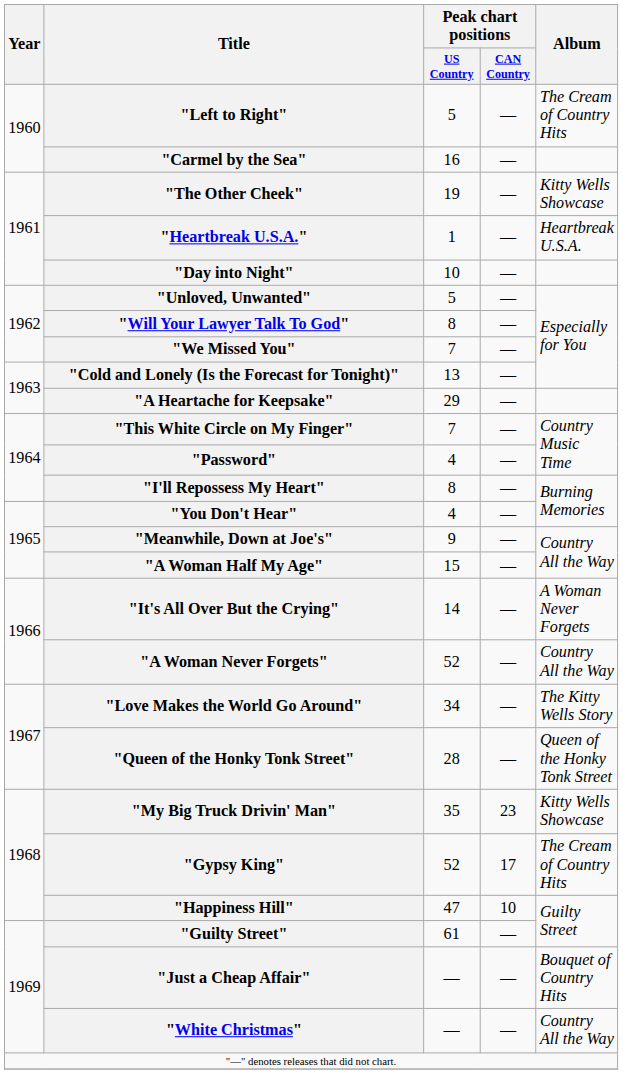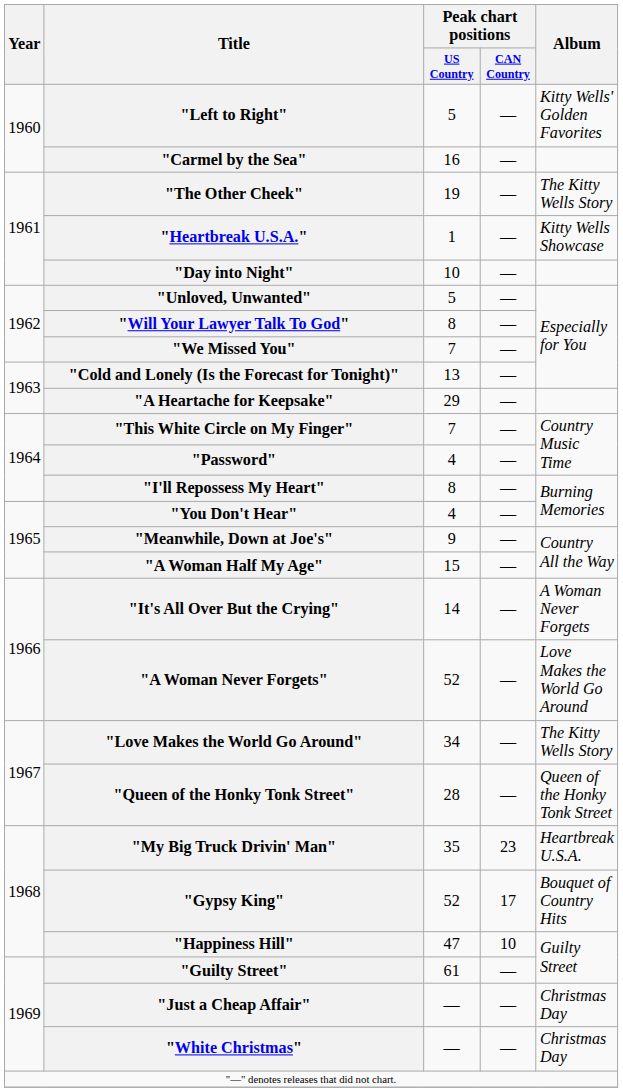(576, 115) The Cream of Country Hits -> (577, 115) Kitty Wells' Golden Favorites
(575, 193) Kitty Wells Showcase -> (576, 193) The Kitty Wells Story
(577, 237) Heartbreak U.S.A. -> (575, 237) Kitty Wells Showcase
(577, 661) Country All the Way -> (573, 680) Love Makes the World Go Around
(575, 811) Kitty Wells Showcase -> (577, 847) Heartbreak U.S.A.
(576, 864) The Cream of Country Hits -> (575, 900) Bouquet of Country Hits
(575, 977) Bouquet of Country Hits -> (573, 1004) Christmas Day
(577, 1030) Country All the Way -> (573, 1048) Christmas Day
